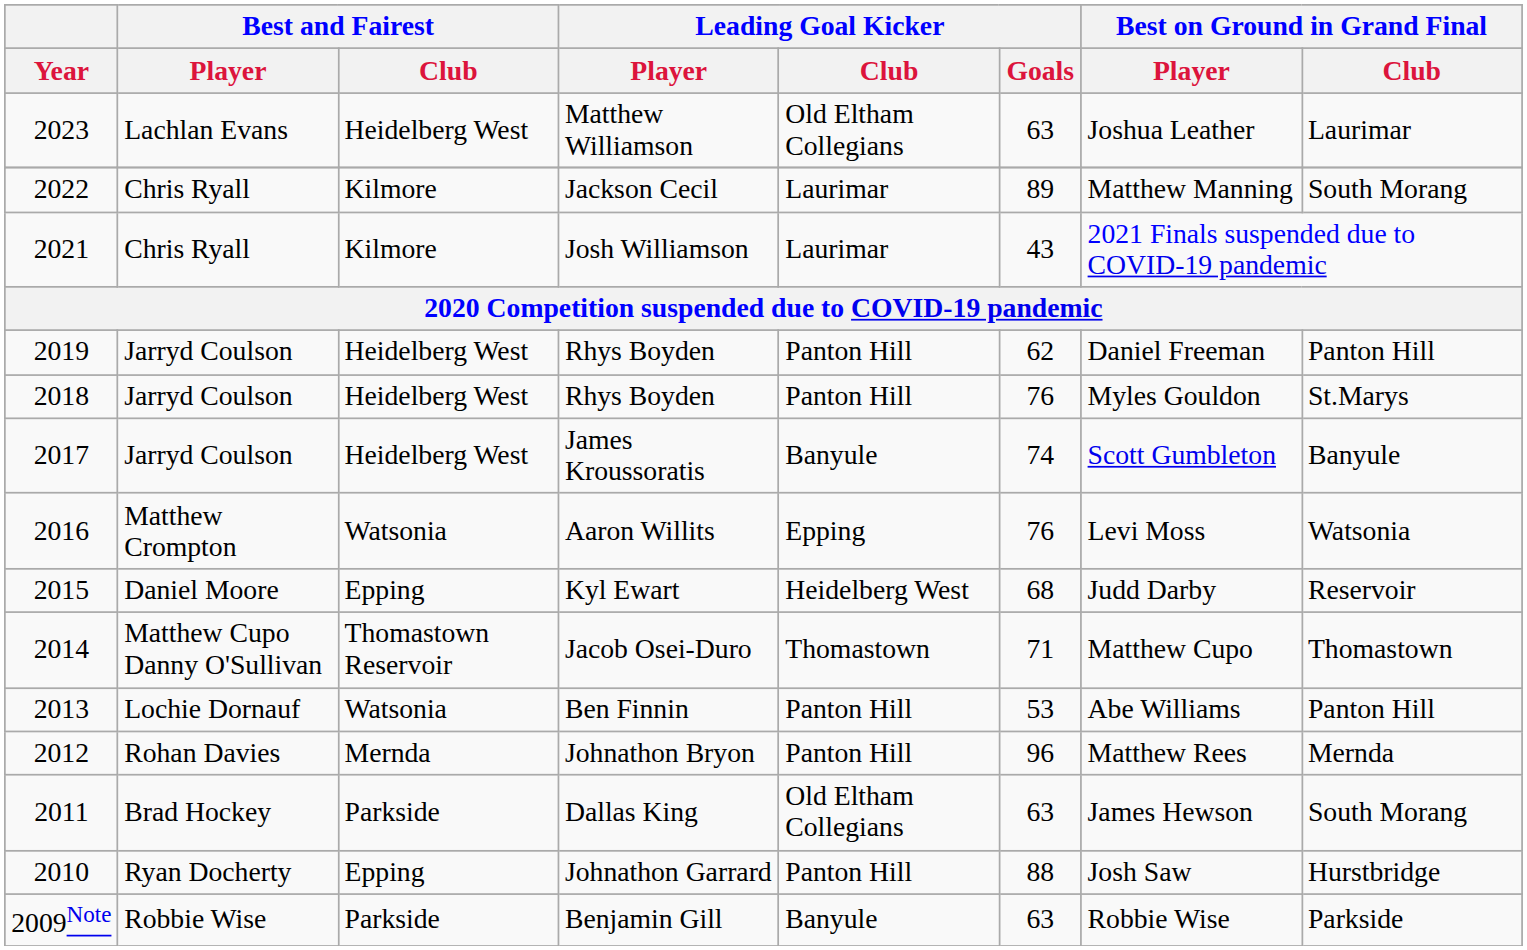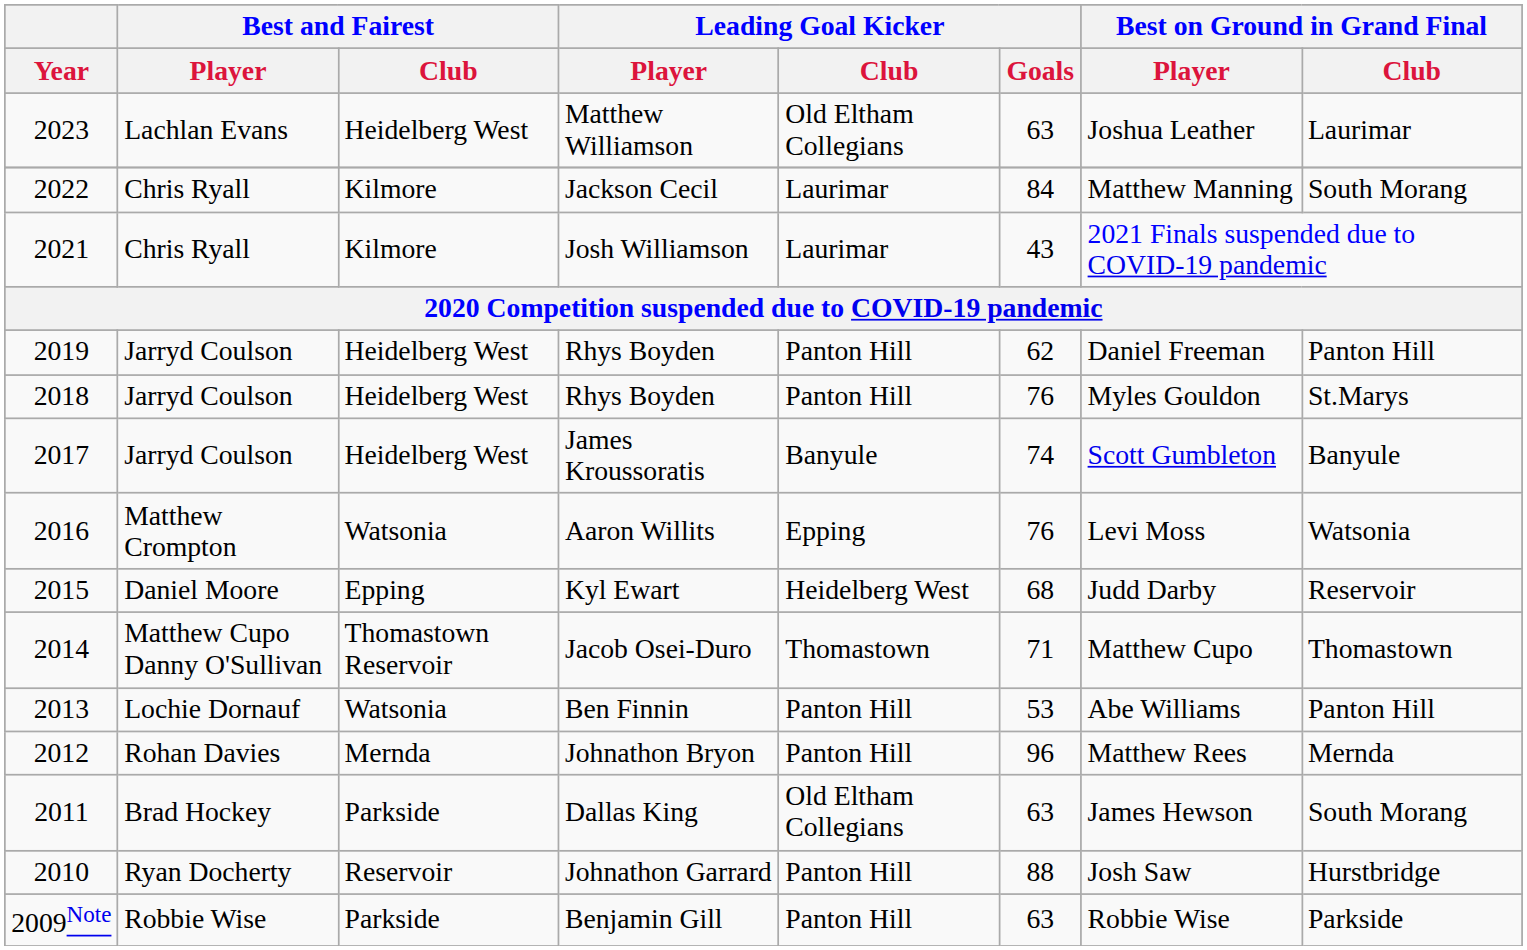(1040, 189) 89 -> (1040, 189) 84
(385, 871) Epping -> (398, 871) Reservoir
(831, 919) Banyule -> (849, 919) Panton Hill
